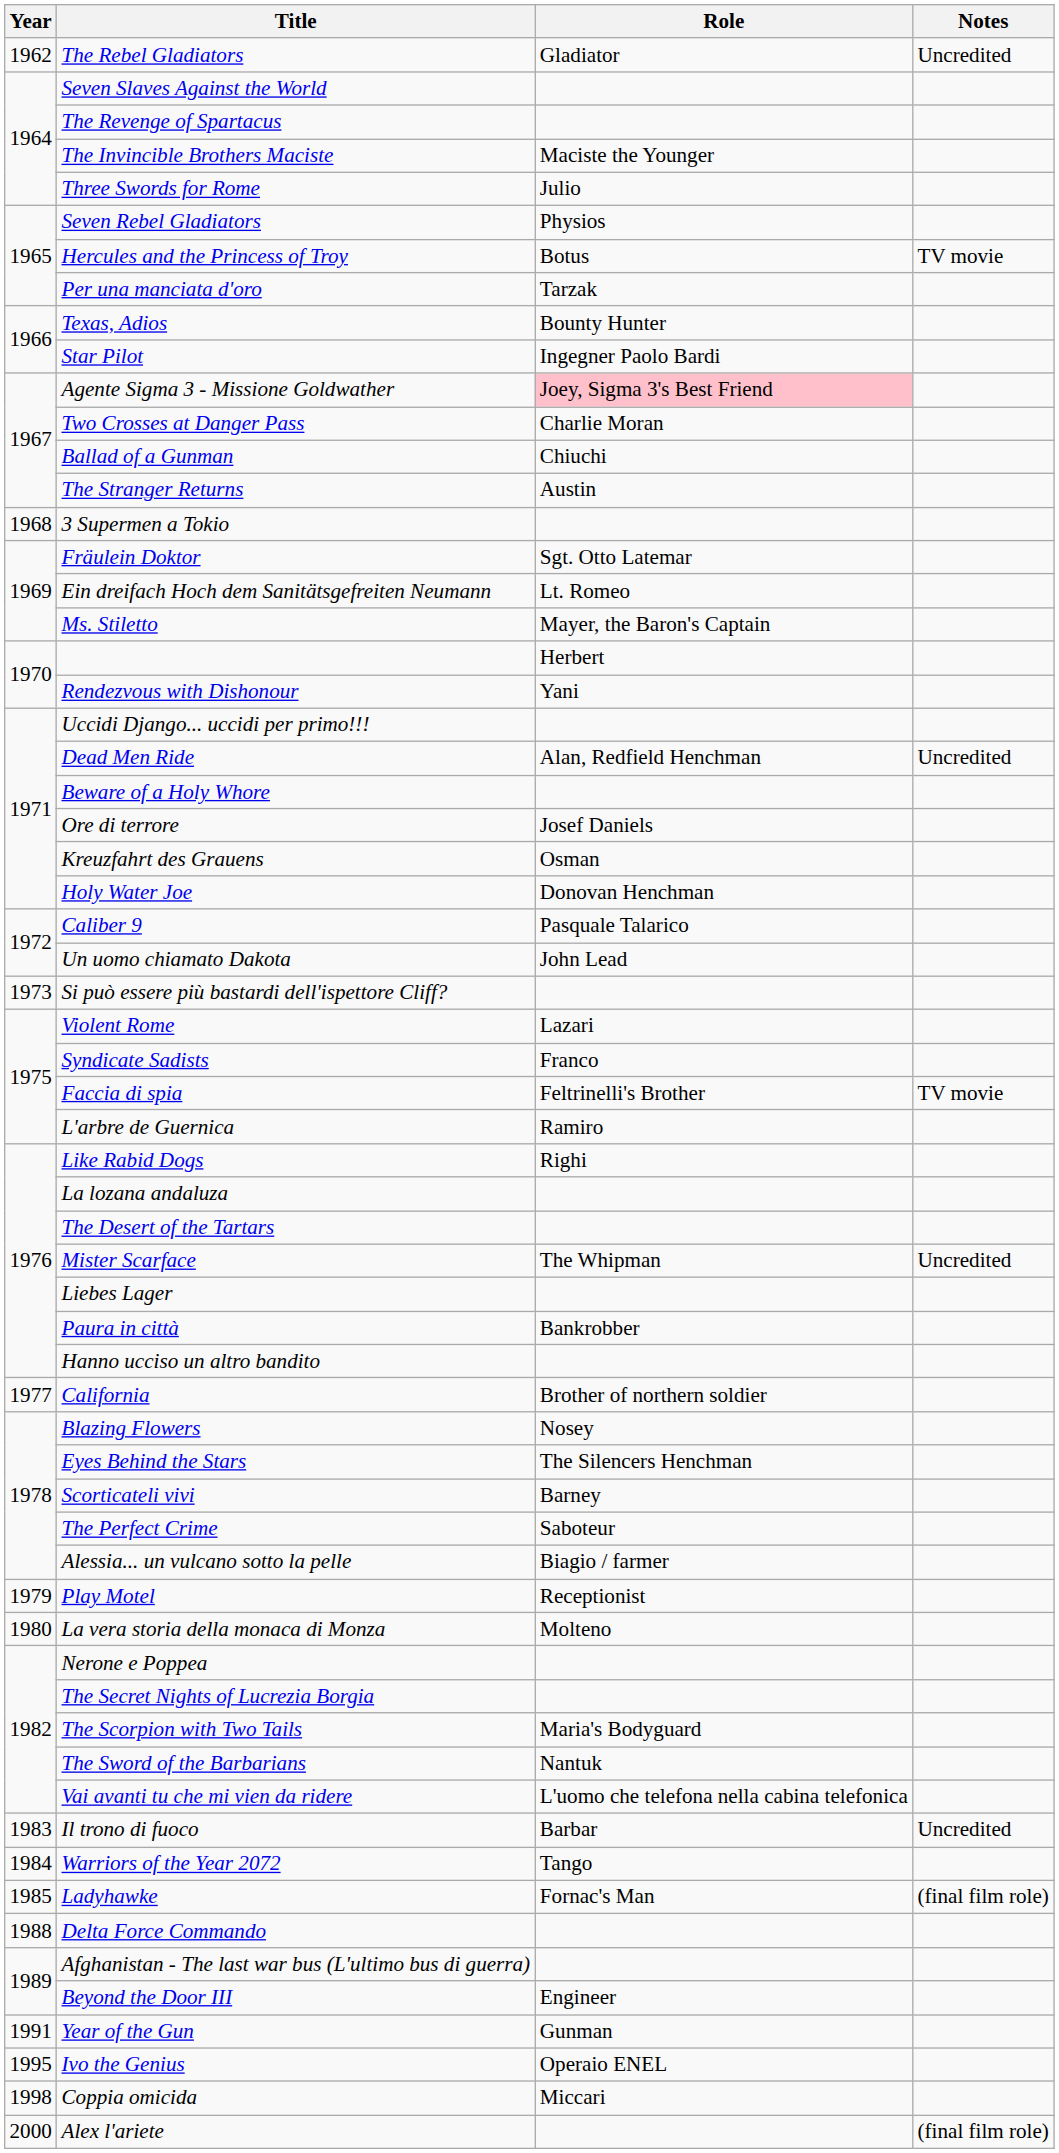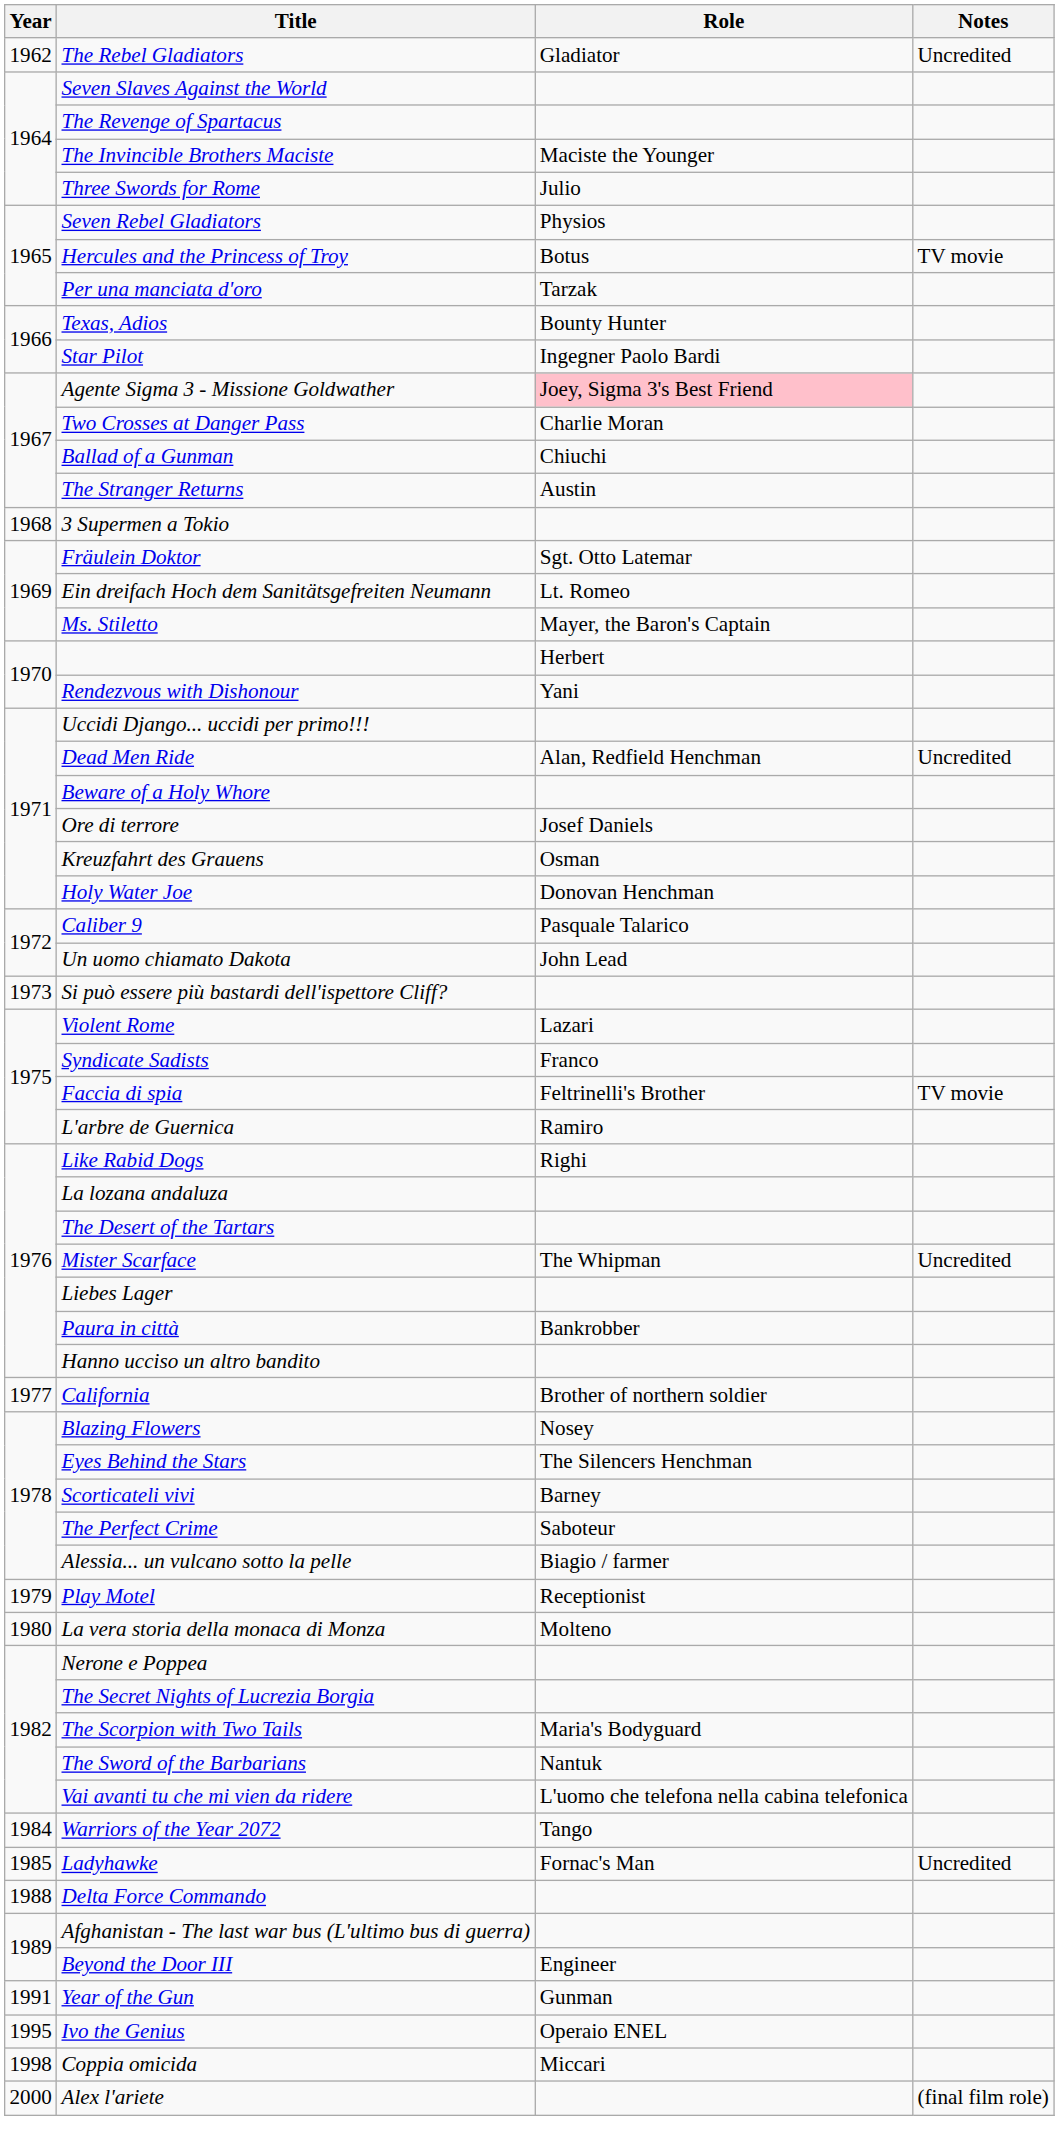- row: (130, 1829)
(983, 1896) (final film role) -> (964, 1863) Uncredited
